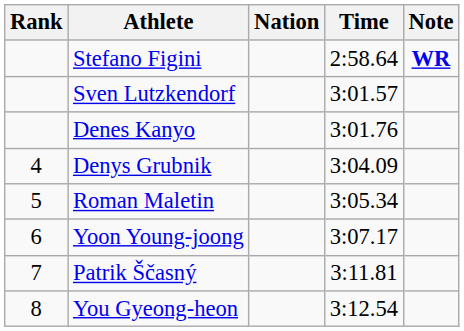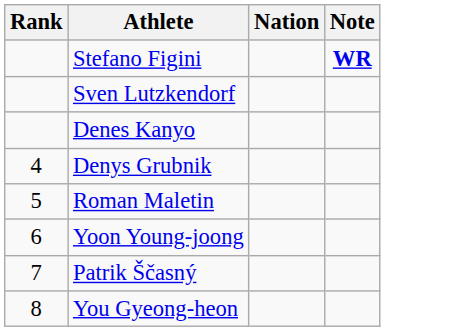- column: (364, 22)
